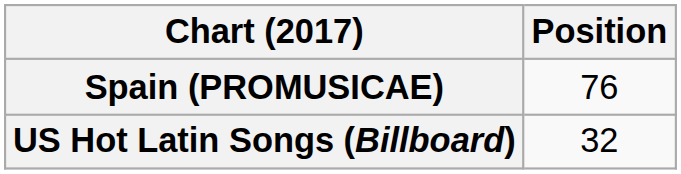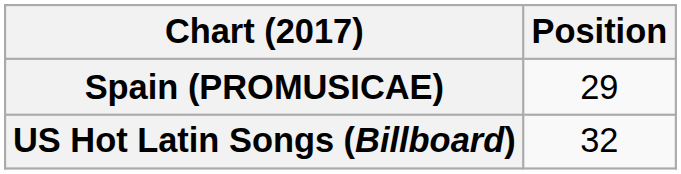(599, 86) 76 -> (599, 86) 29
